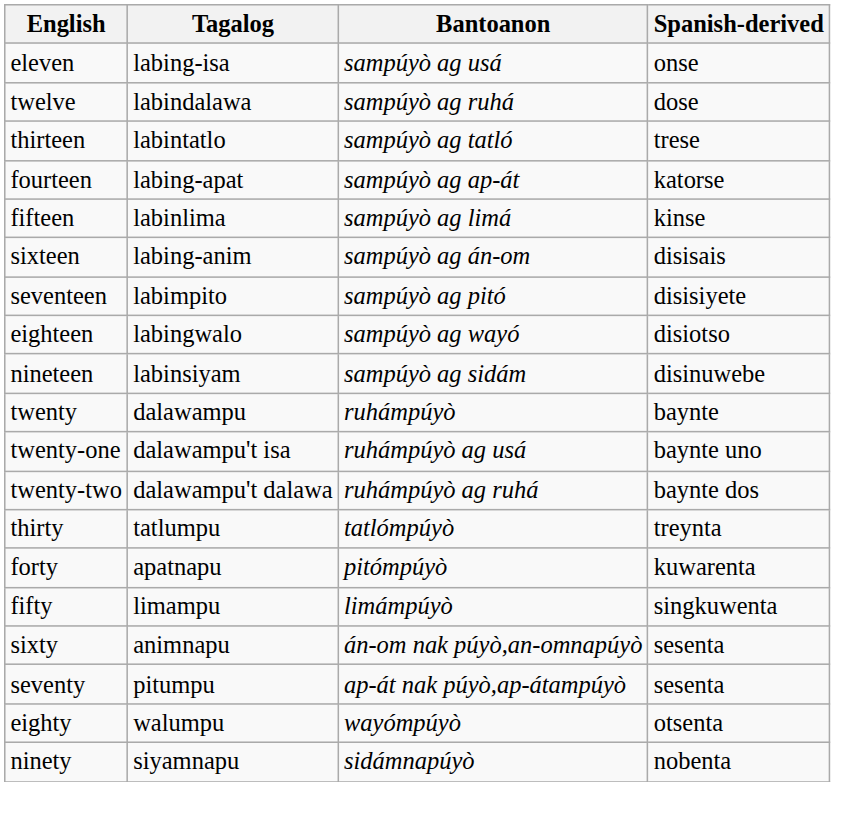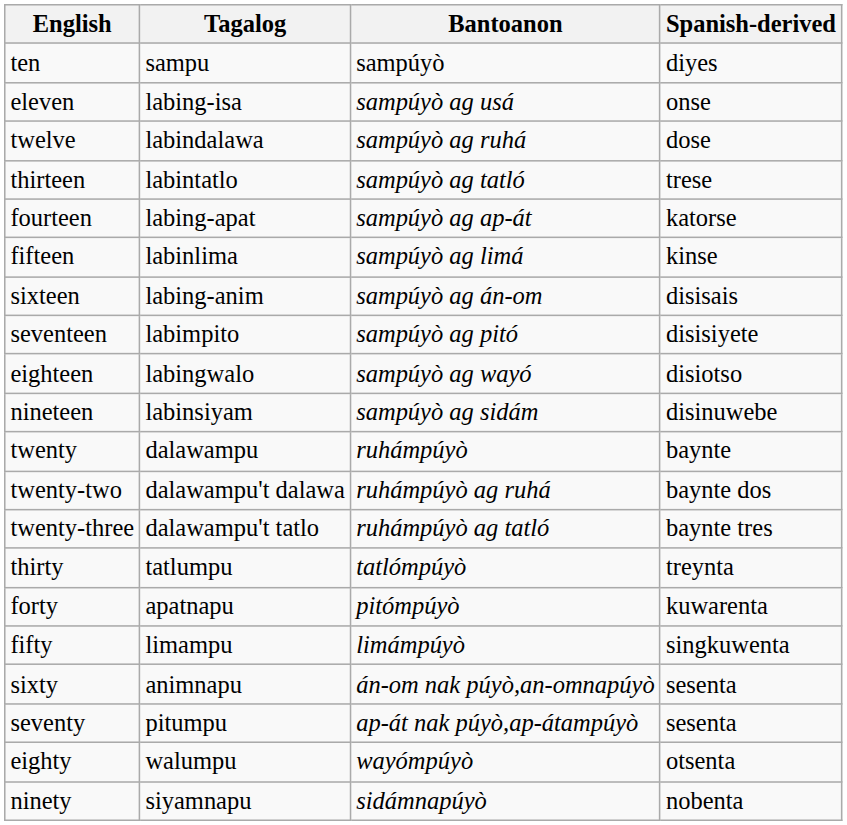+ row: (25, 62)
- row: (65, 450)
+ row: (72, 528)
